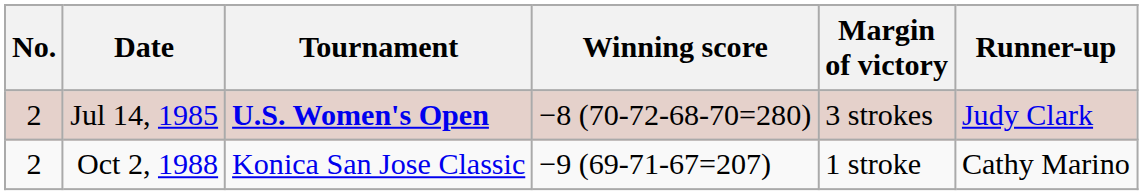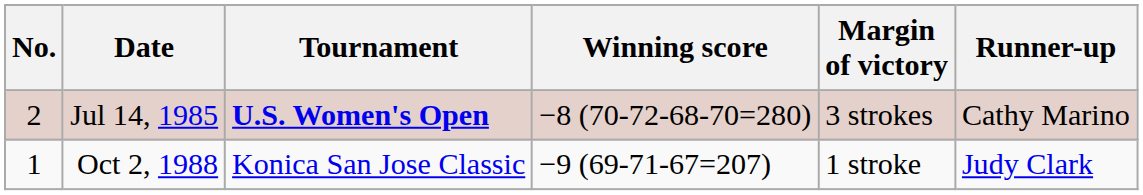(1027, 114) Judy Clark -> (1046, 114) Cathy Marino
(34, 164) 2 -> (34, 164) 1
(1046, 164) Cathy Marino -> (1027, 164) Judy Clark
